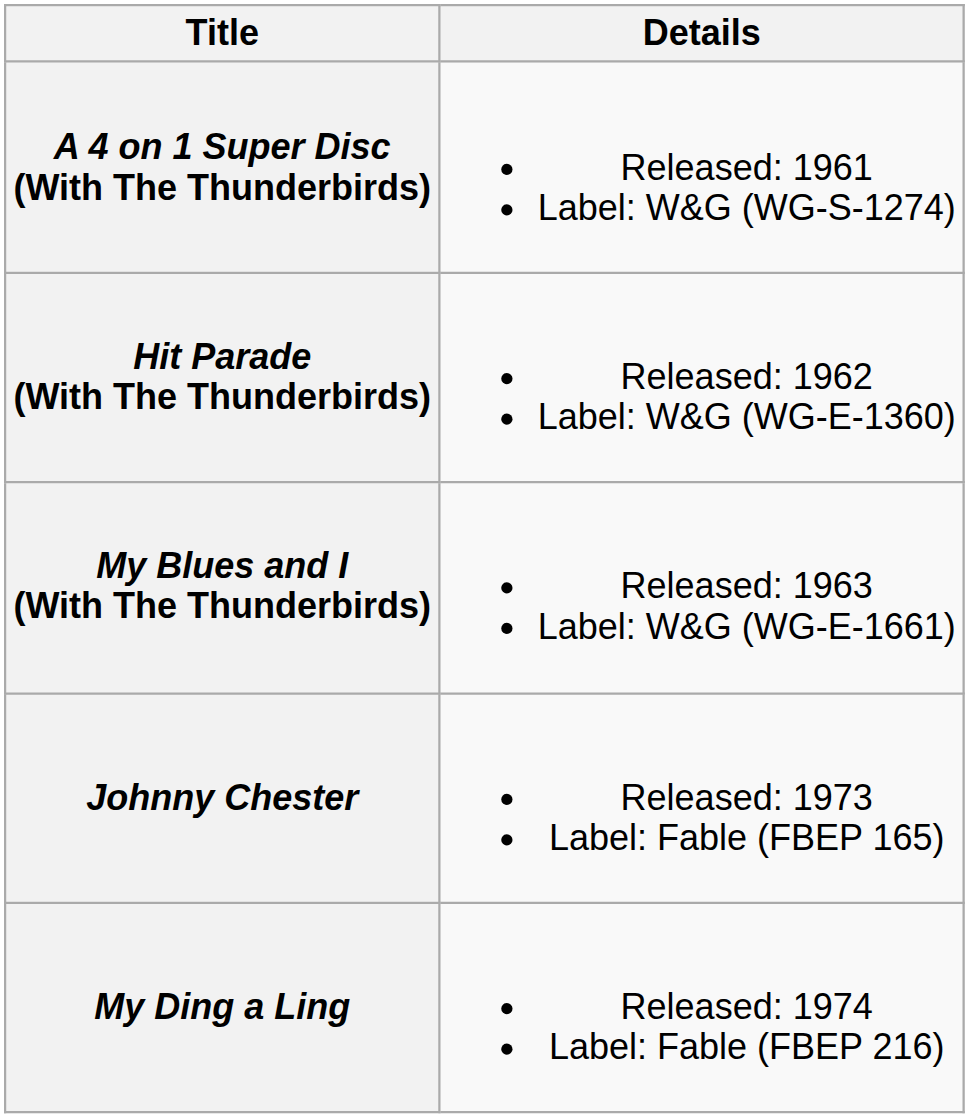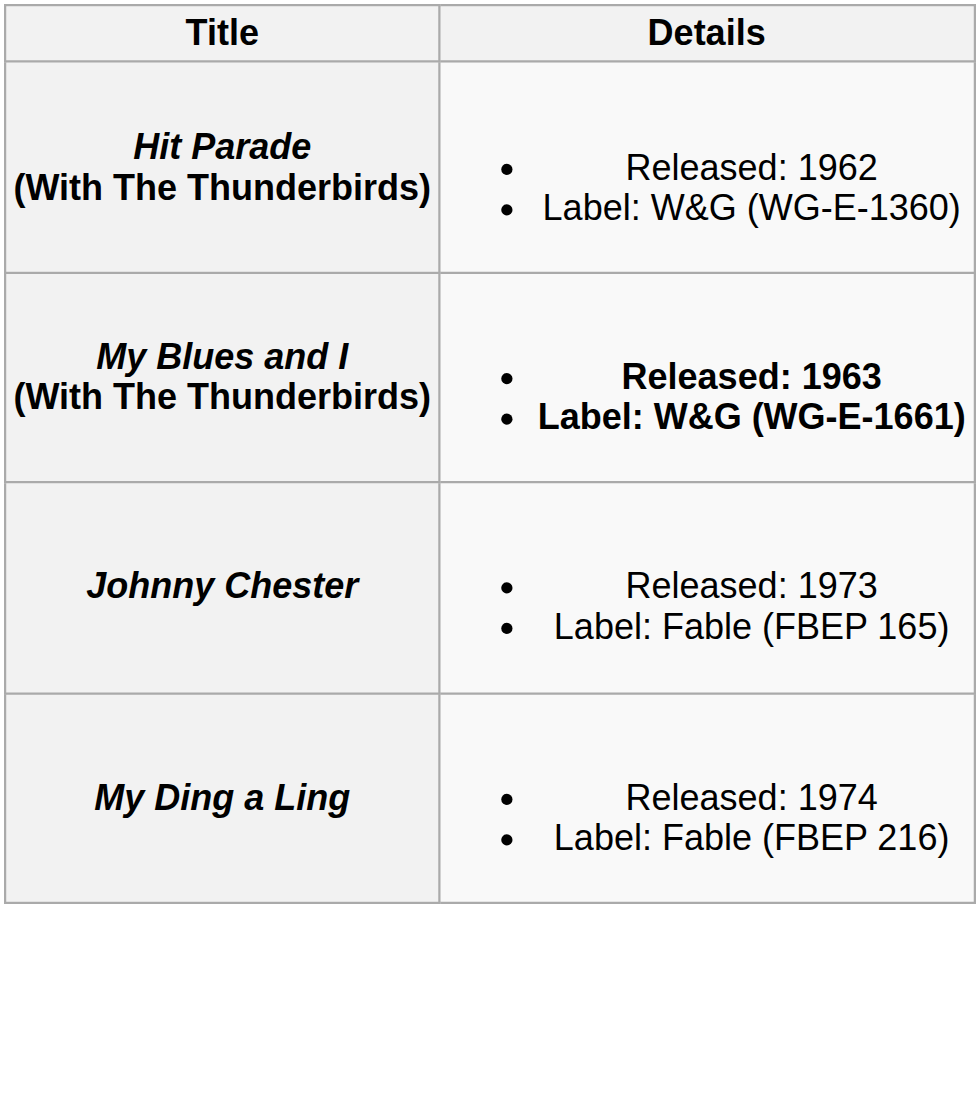- row: (222, 166)
(702, 608) normal -> (707, 398) bold
